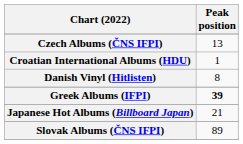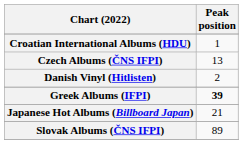rows swapped: (100, 43) <-> (100, 60)
(217, 78) 8 -> (217, 78) 2
